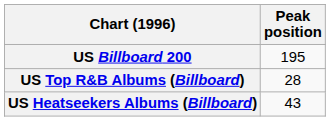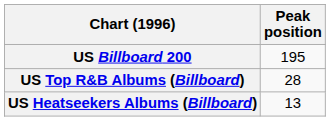(293, 103) 43 -> (293, 103) 13
